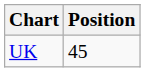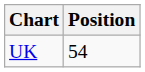(78, 50) 45 -> (78, 50) 54
